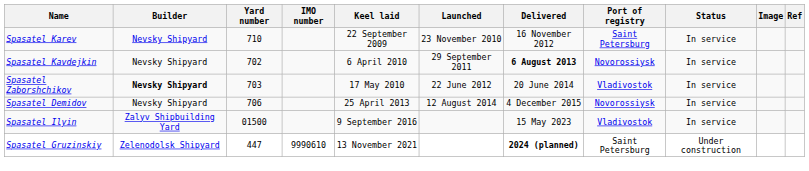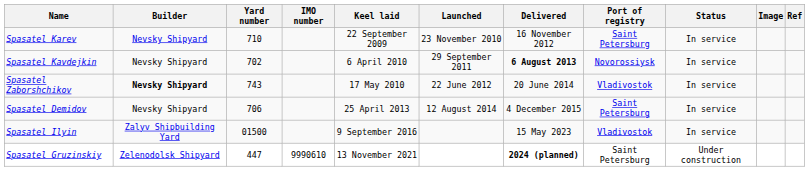(254, 85) 703 -> (254, 85) 743
(625, 104) Novorossiysk -> (625, 109) Saint Petersburg
